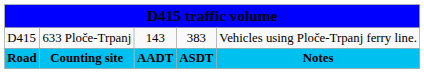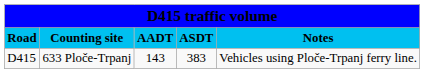rows swapped: (22, 58) <-> (22, 38)
